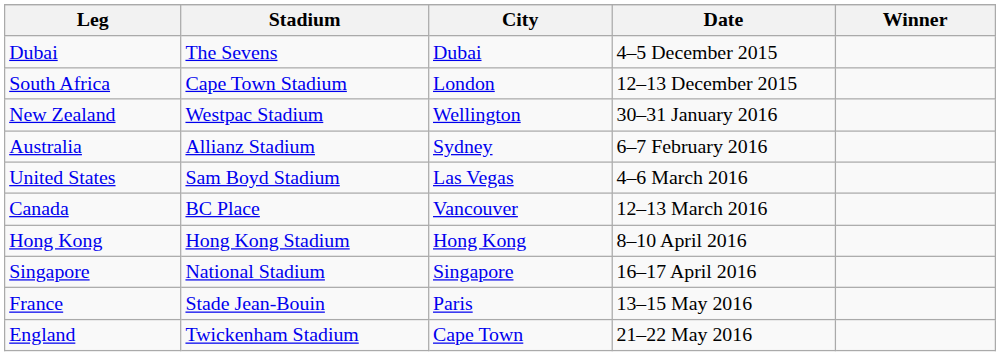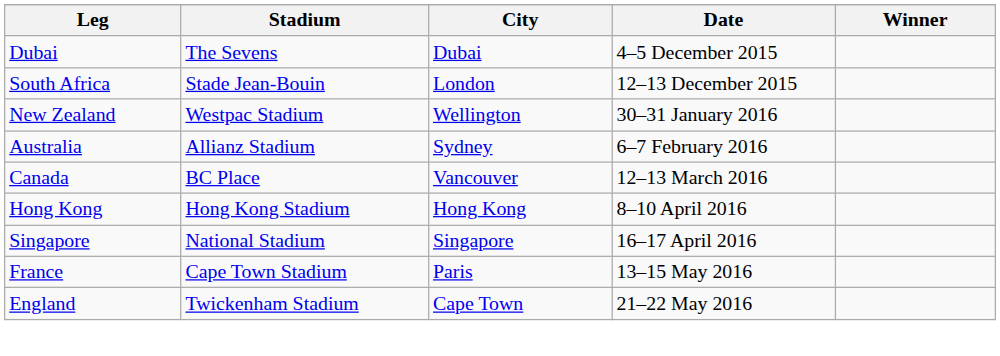(266, 83) Cape Town Stadium -> (255, 83) Stade Jean-Bouin
- row: (62, 177)
(255, 303) Stade Jean-Bouin -> (266, 271) Cape Town Stadium
